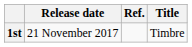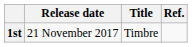columns swapped: (167, 13) <-> (134, 13)
